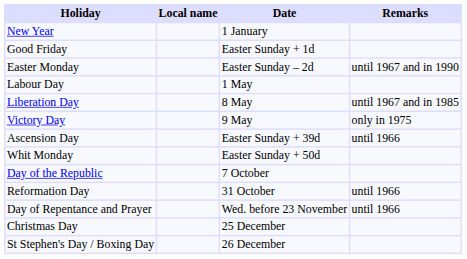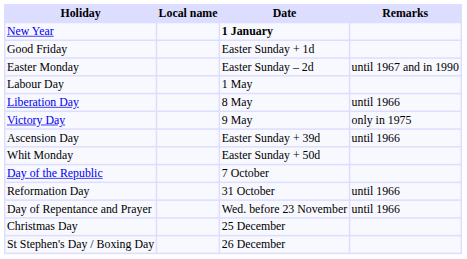(245, 31) normal -> (247, 31) bold
(405, 102) until 1967 and in 1985 -> (376, 102) until 1966
